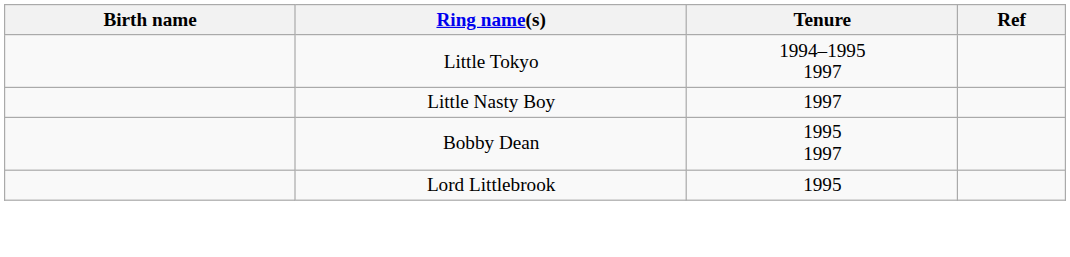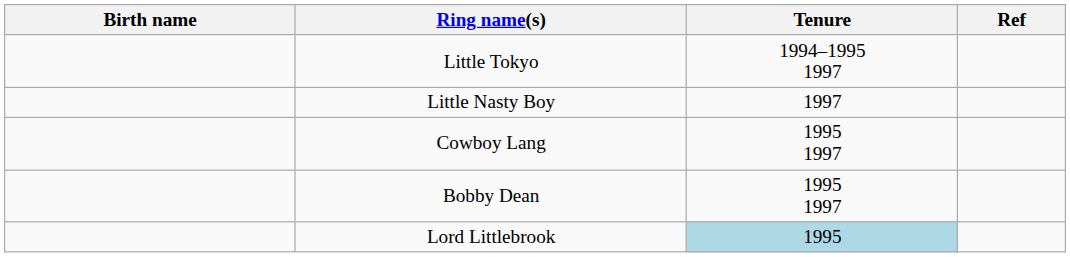+ row: (491, 143)
(822, 184) no background -> (822, 236) lightblue background
